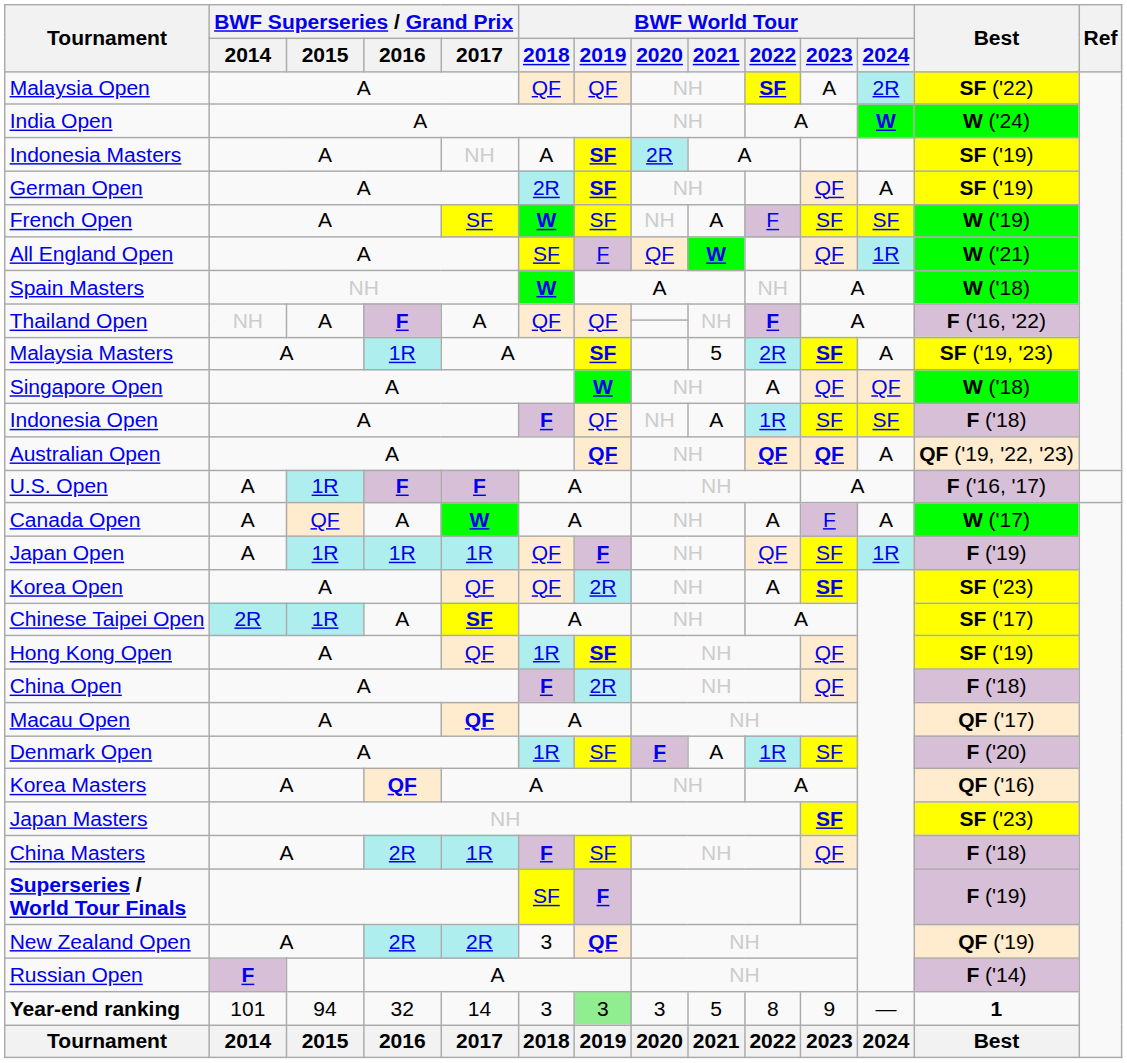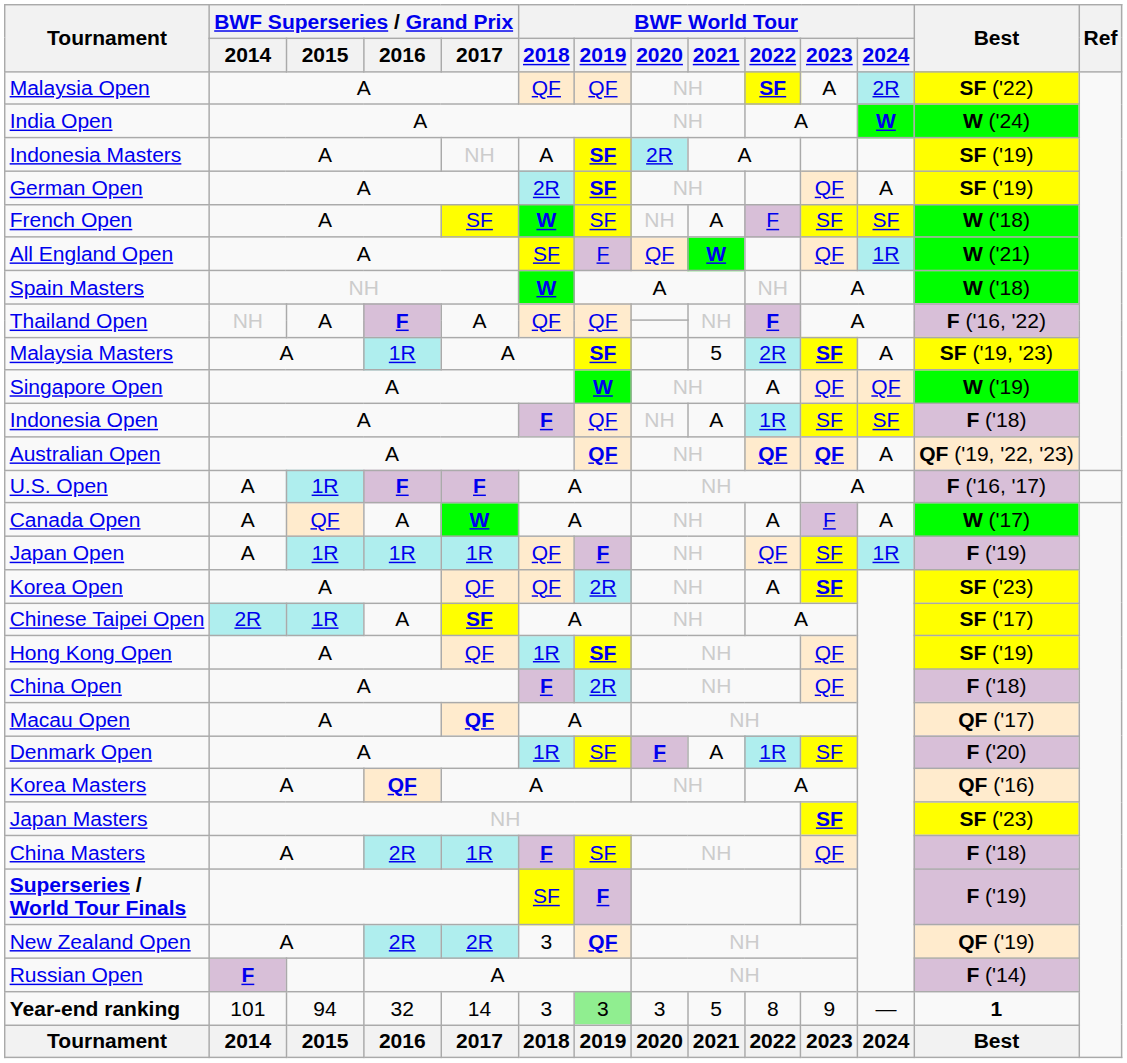(996, 221) W ('19) -> (996, 221) W ('18)
(996, 387) W ('18) -> (996, 387) W ('19)
